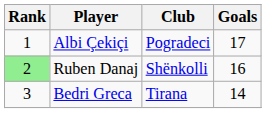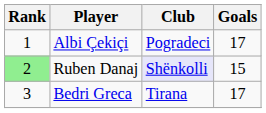(177, 68) no background -> (177, 68) lavender background
(238, 68) 16 -> (238, 68) 15
(238, 94) 14 -> (238, 94) 17
